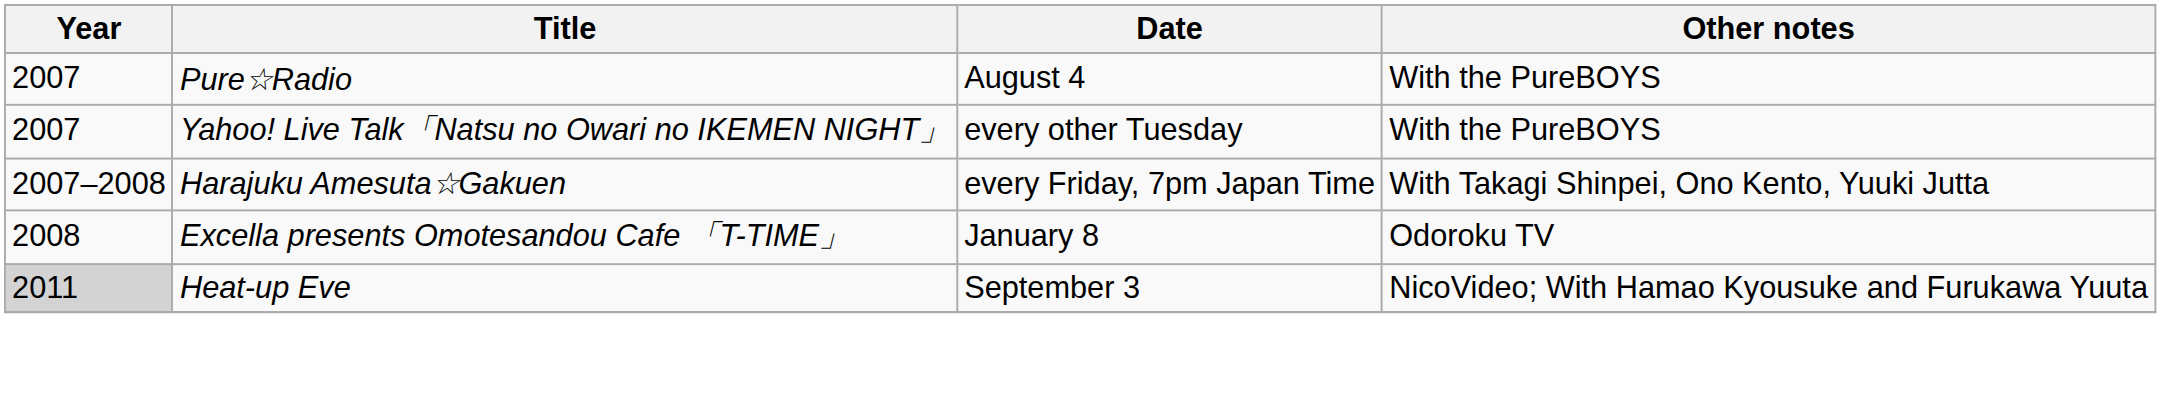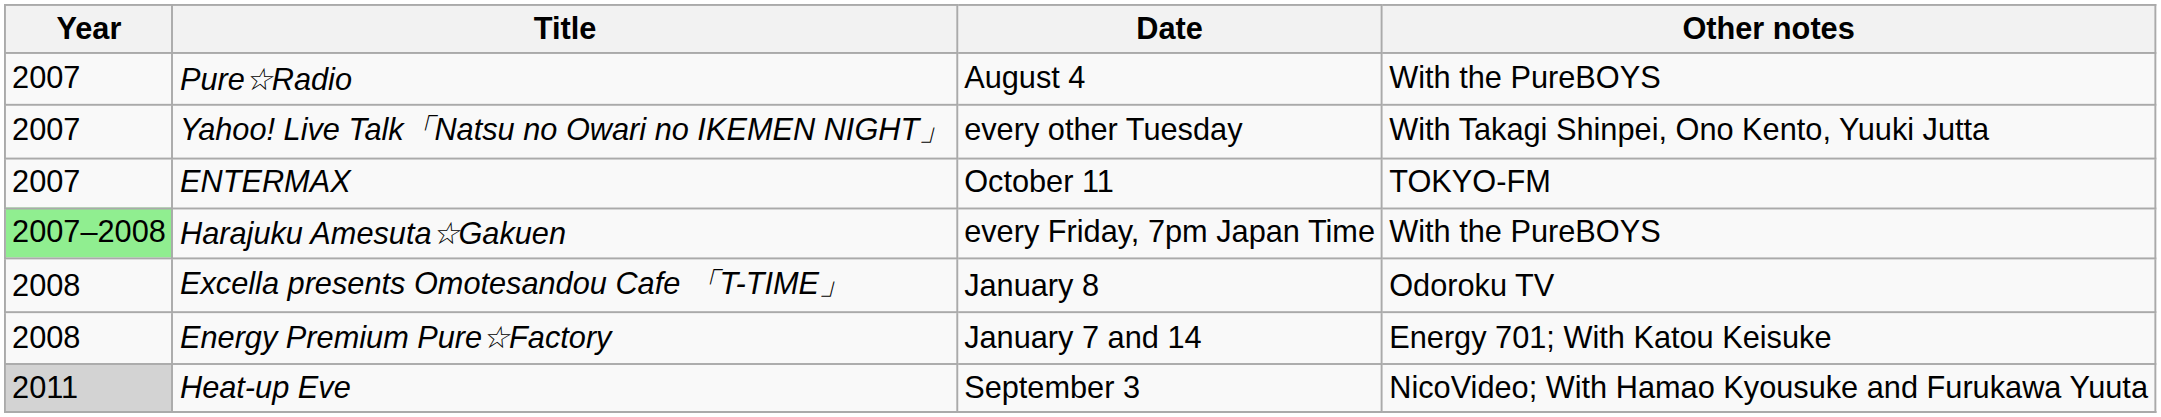(1525, 131) With the PureBOYS -> (1689, 131) With Takagi Shinpei, Ono Kento, Yuuki Jutta
+ row: (265, 182)
(89, 183) no background -> (89, 232) lightgreen background
(1689, 183) With Takagi Shinpei, Ono Kento, Yuuki Jutta -> (1525, 232) With the PureBOYS
+ row: (396, 338)
